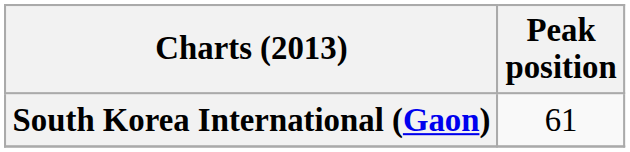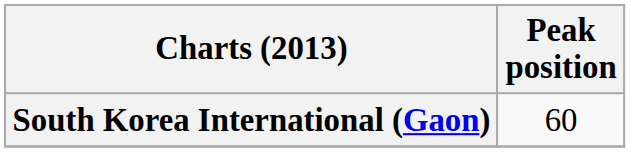(561, 119) 61 -> (561, 119) 60
